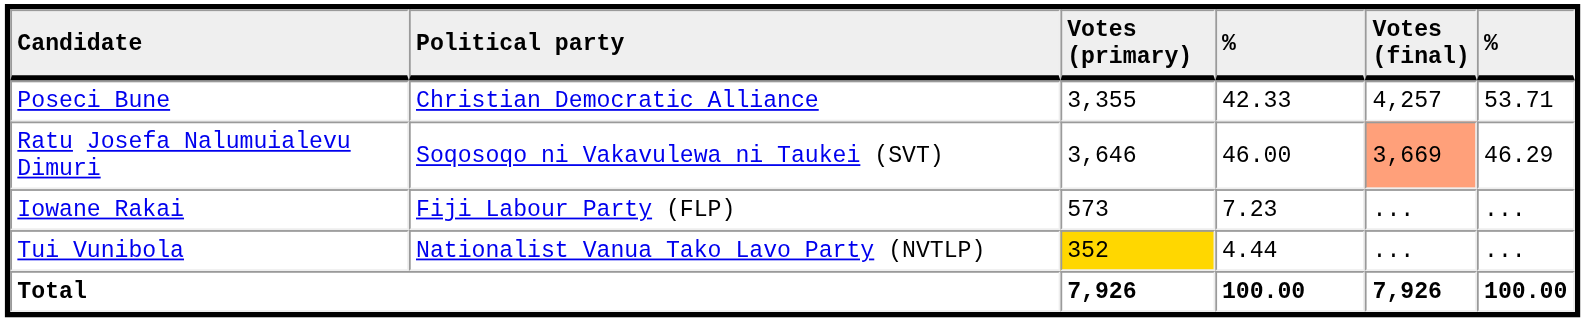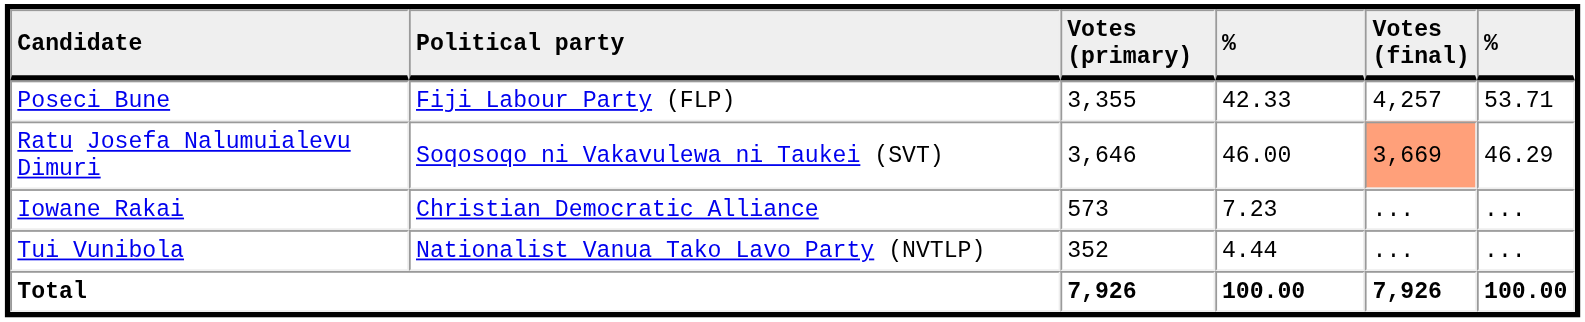(617, 101) Christian Democratic Alliance -> (576, 101) Fiji Labour Party (FLP)
(576, 210) Fiji Labour Party (FLP) -> (617, 210) Christian Democratic Alliance
(1088, 251) gold background -> (1088, 251) no background
